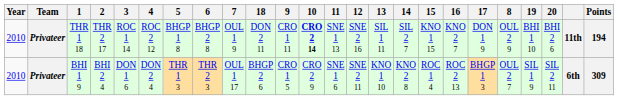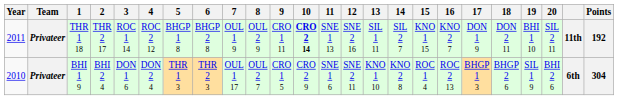columns swapped: (509, 11) <-> (261, 11)
(16, 38) 2010 -> (16, 38) 2011
(552, 38) BHI 2 6 -> (552, 38) SIL 2 11
(599, 38) 194 -> (599, 38) 192
(552, 75) SIL 2 11 -> (552, 75) BHI 2 6
(599, 75) 309 -> (599, 75) 304
